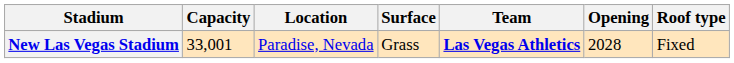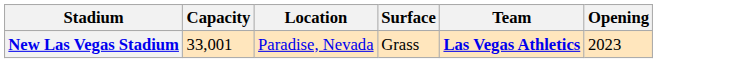- column: (691, 17)
(605, 44) 2028 -> (605, 44) 2023
